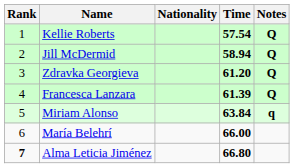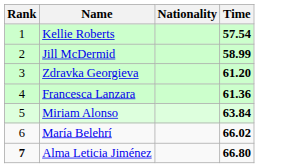- column: (272, 14)
(237, 53) 58.94 -> (237, 53) 58.99
(237, 93) 61.39 -> (237, 93) 61.36
(237, 133) 66.00 -> (237, 133) 66.02
